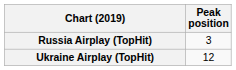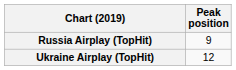(209, 40) 3 -> (209, 40) 9
